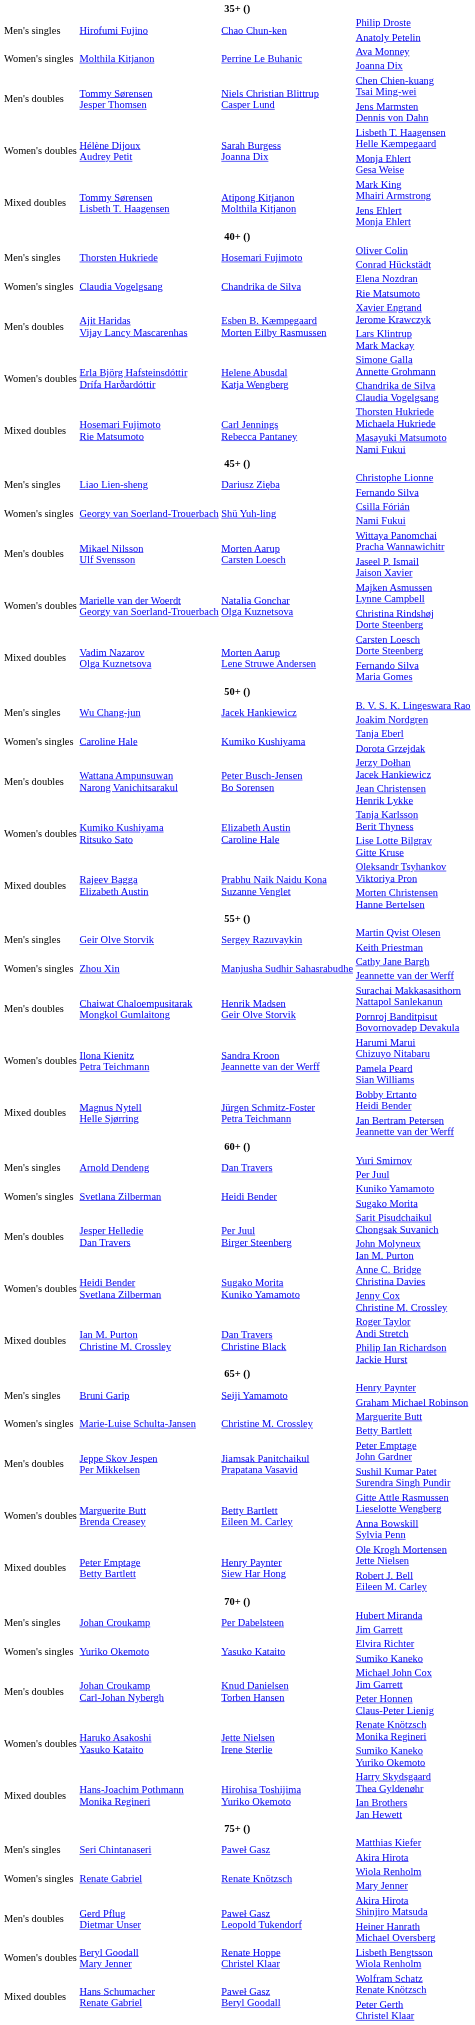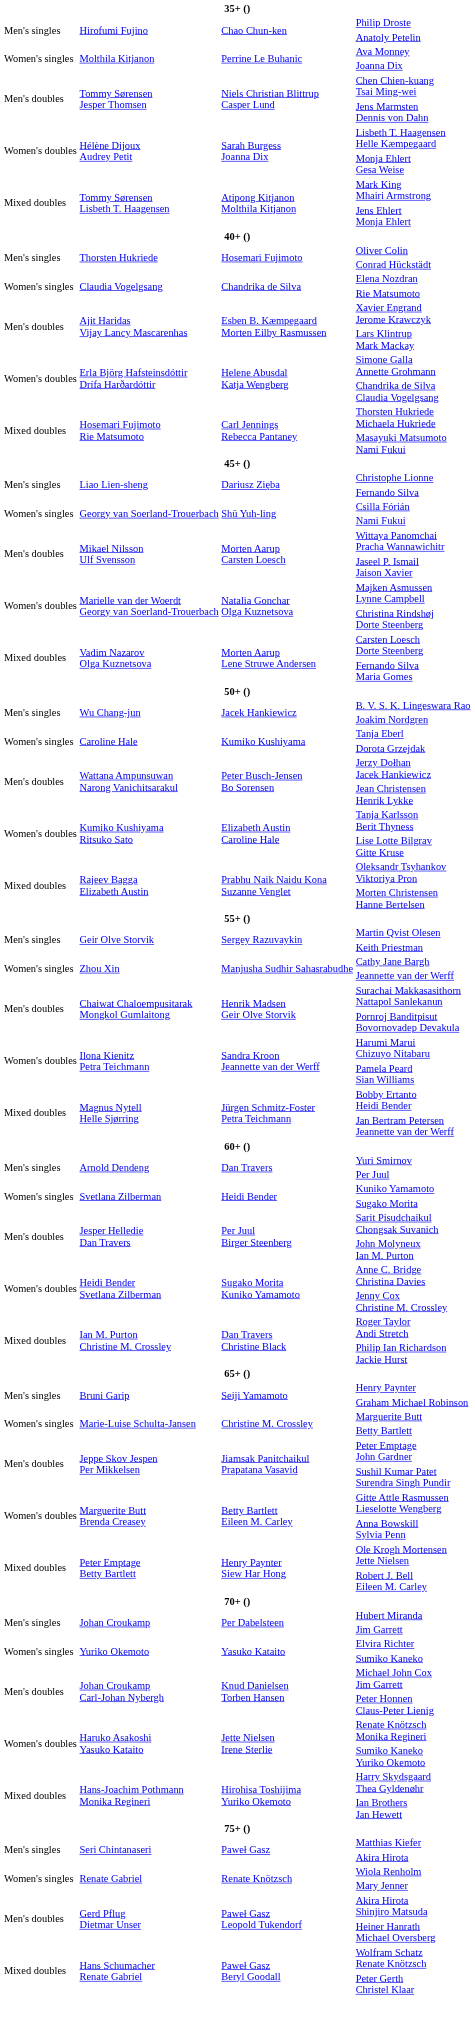- row: (394, 1958)
